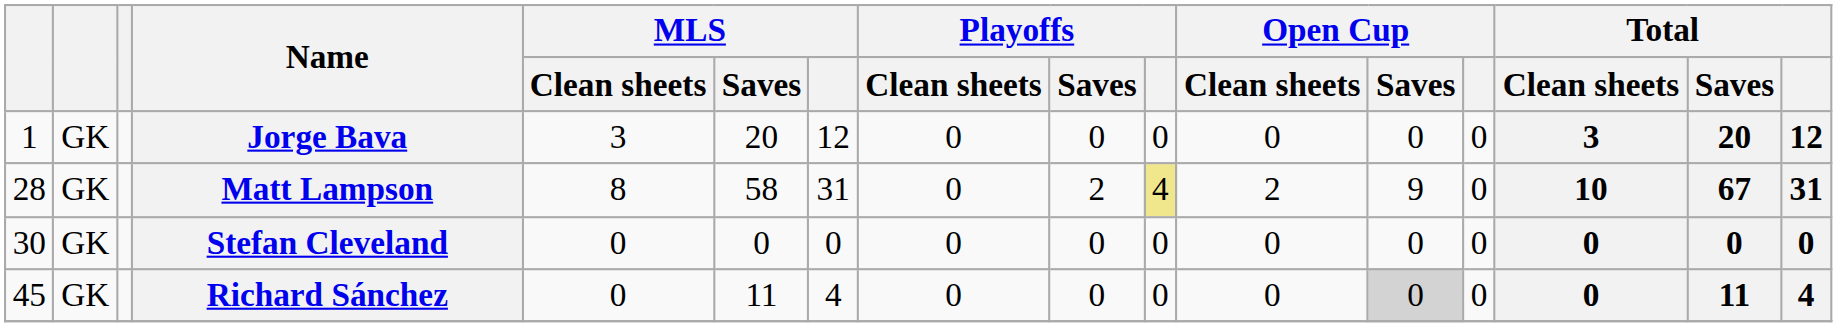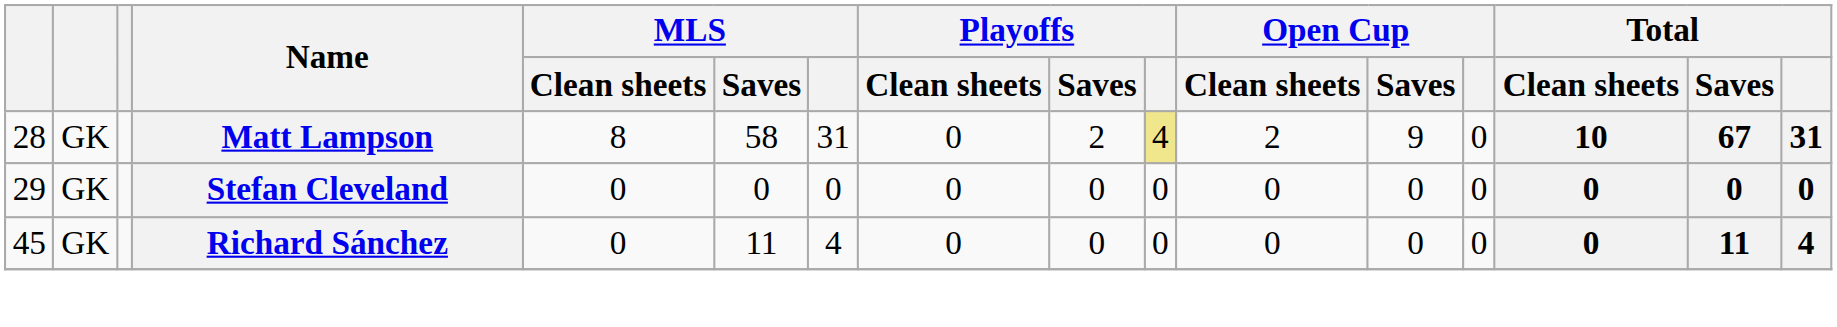- row: (327, 136)
(29, 242) 30 -> (29, 189) 29
(1416, 294) lightgrey background -> (1416, 242) no background
